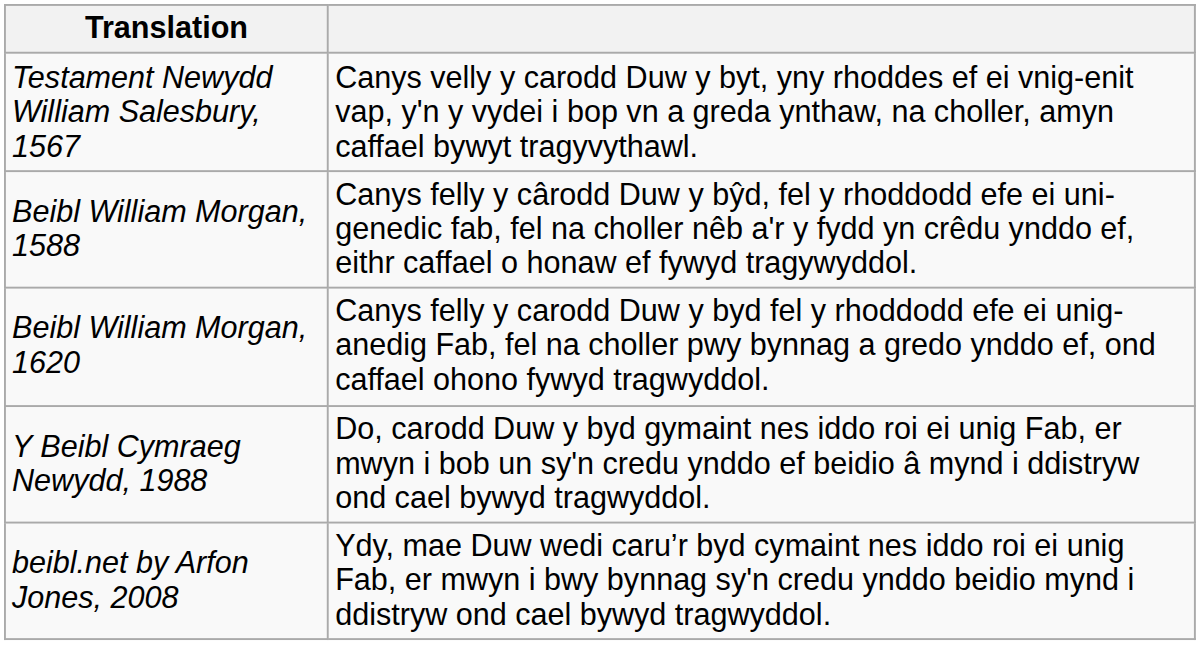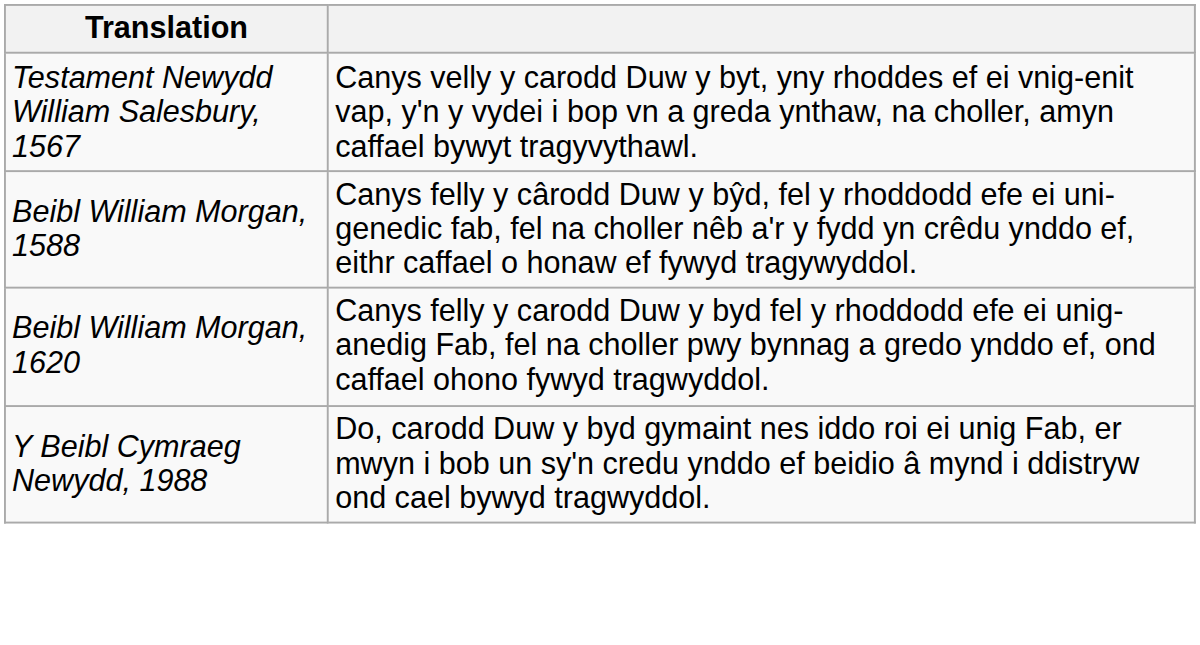- row: (130, 580)
